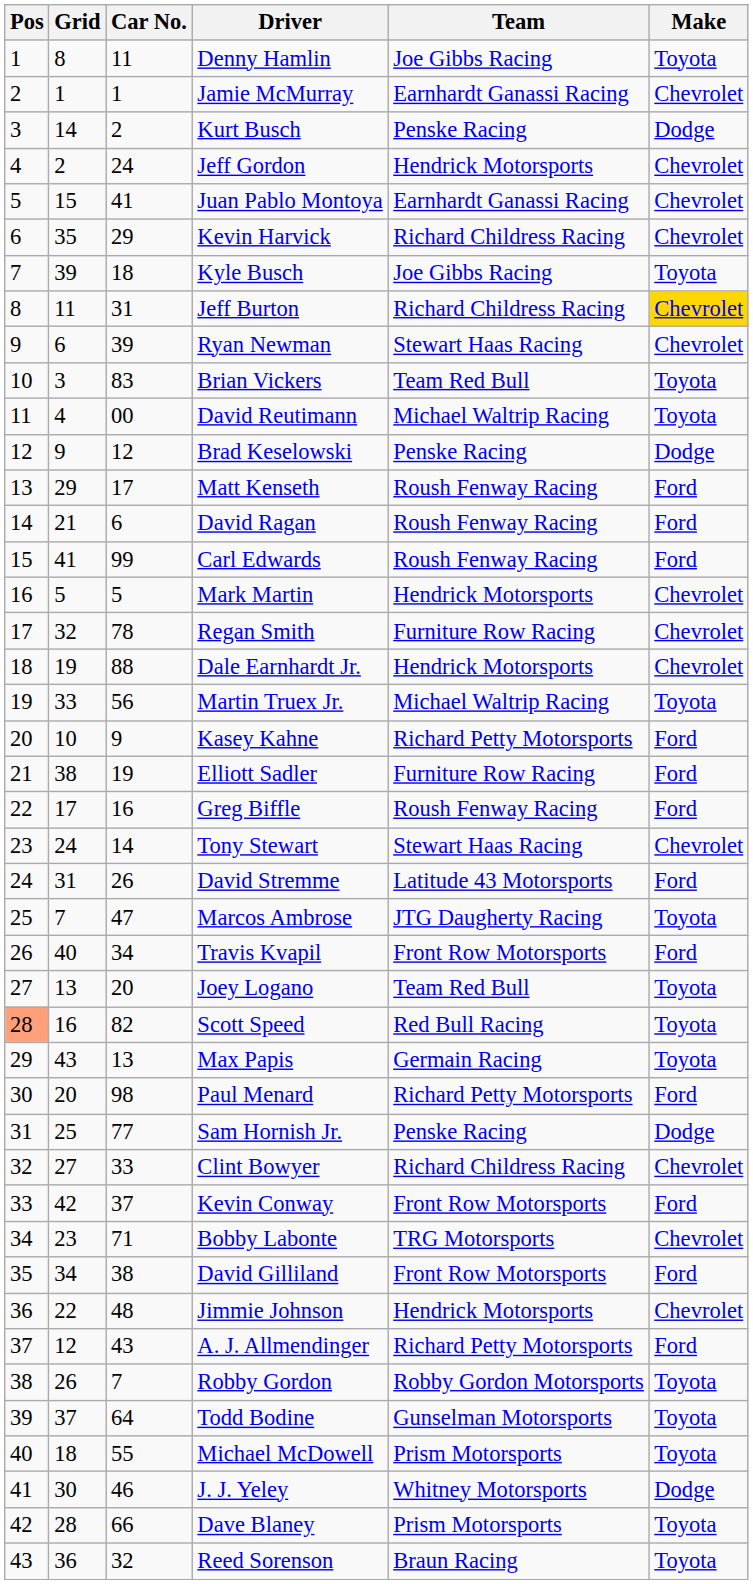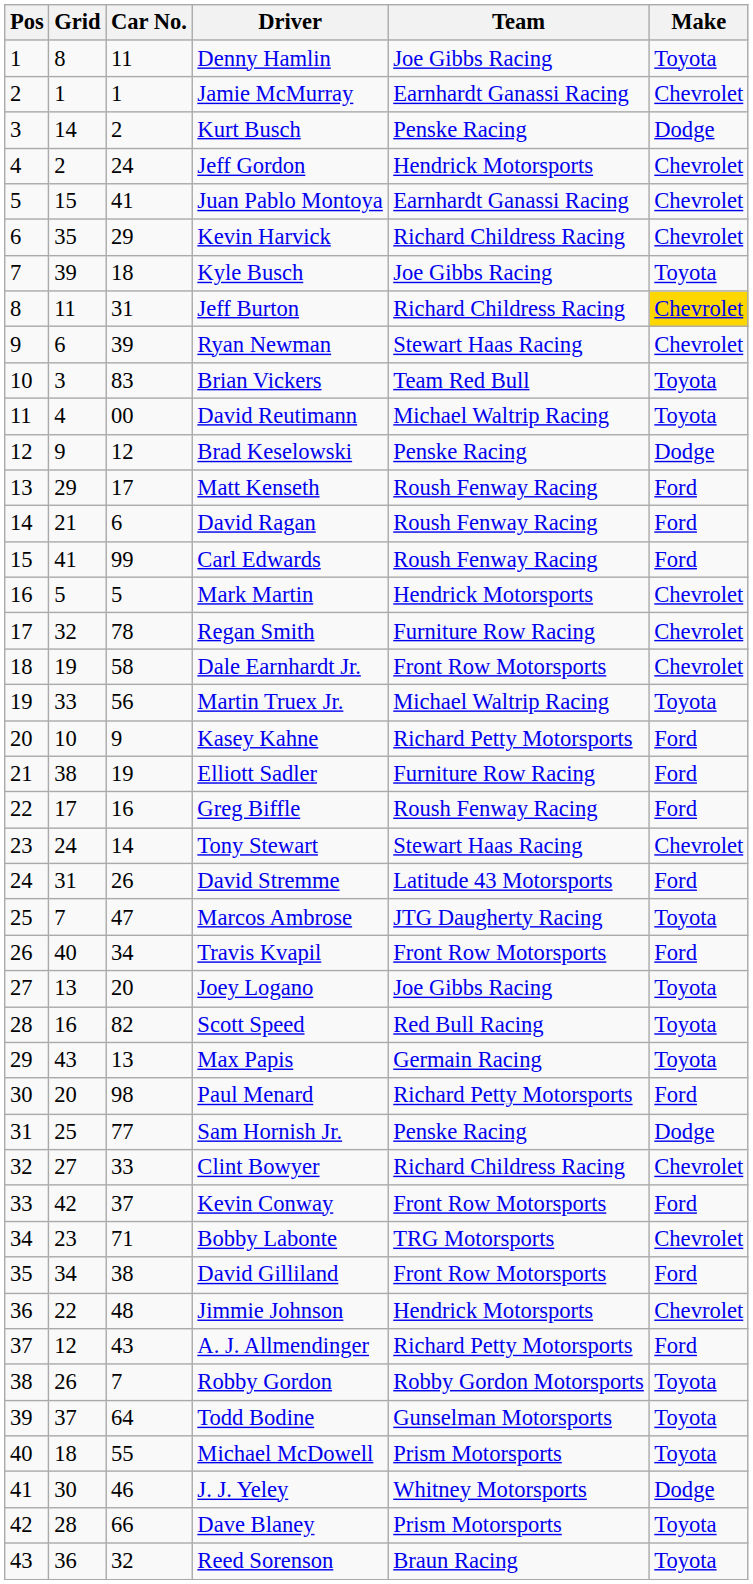(122, 666) 88 -> (122, 666) 58
(493, 666) Hendrick Motorsports -> (500, 666) Front Row Motorsports
(461, 988) Team Red Bull -> (473, 988) Joe Gibbs Racing
(21, 1024) lightsalmon background -> (21, 1024) no background
